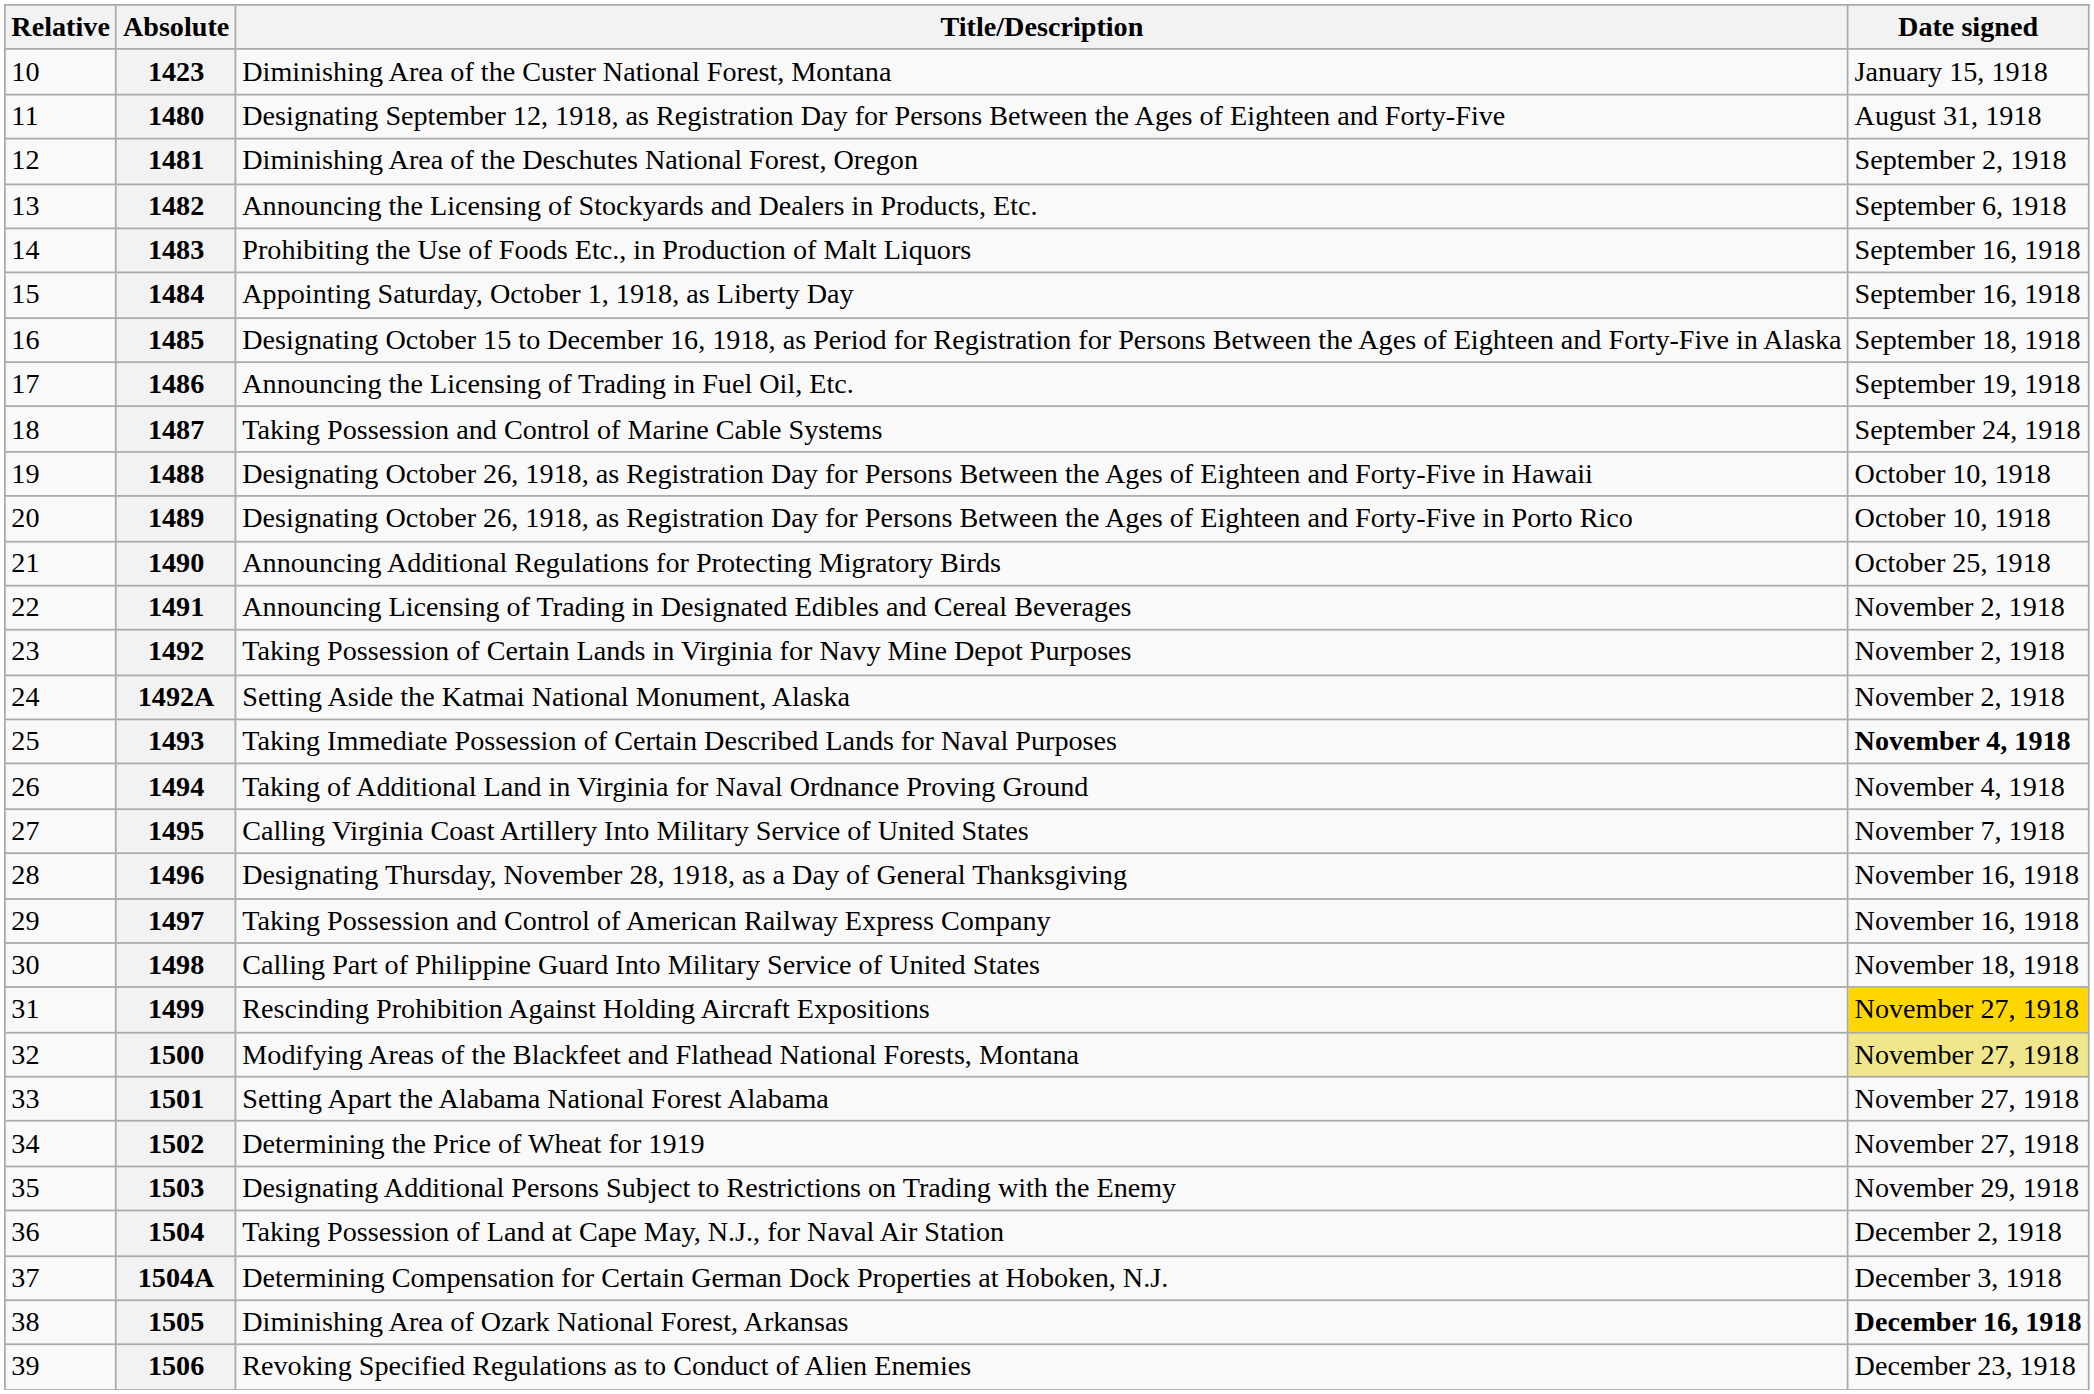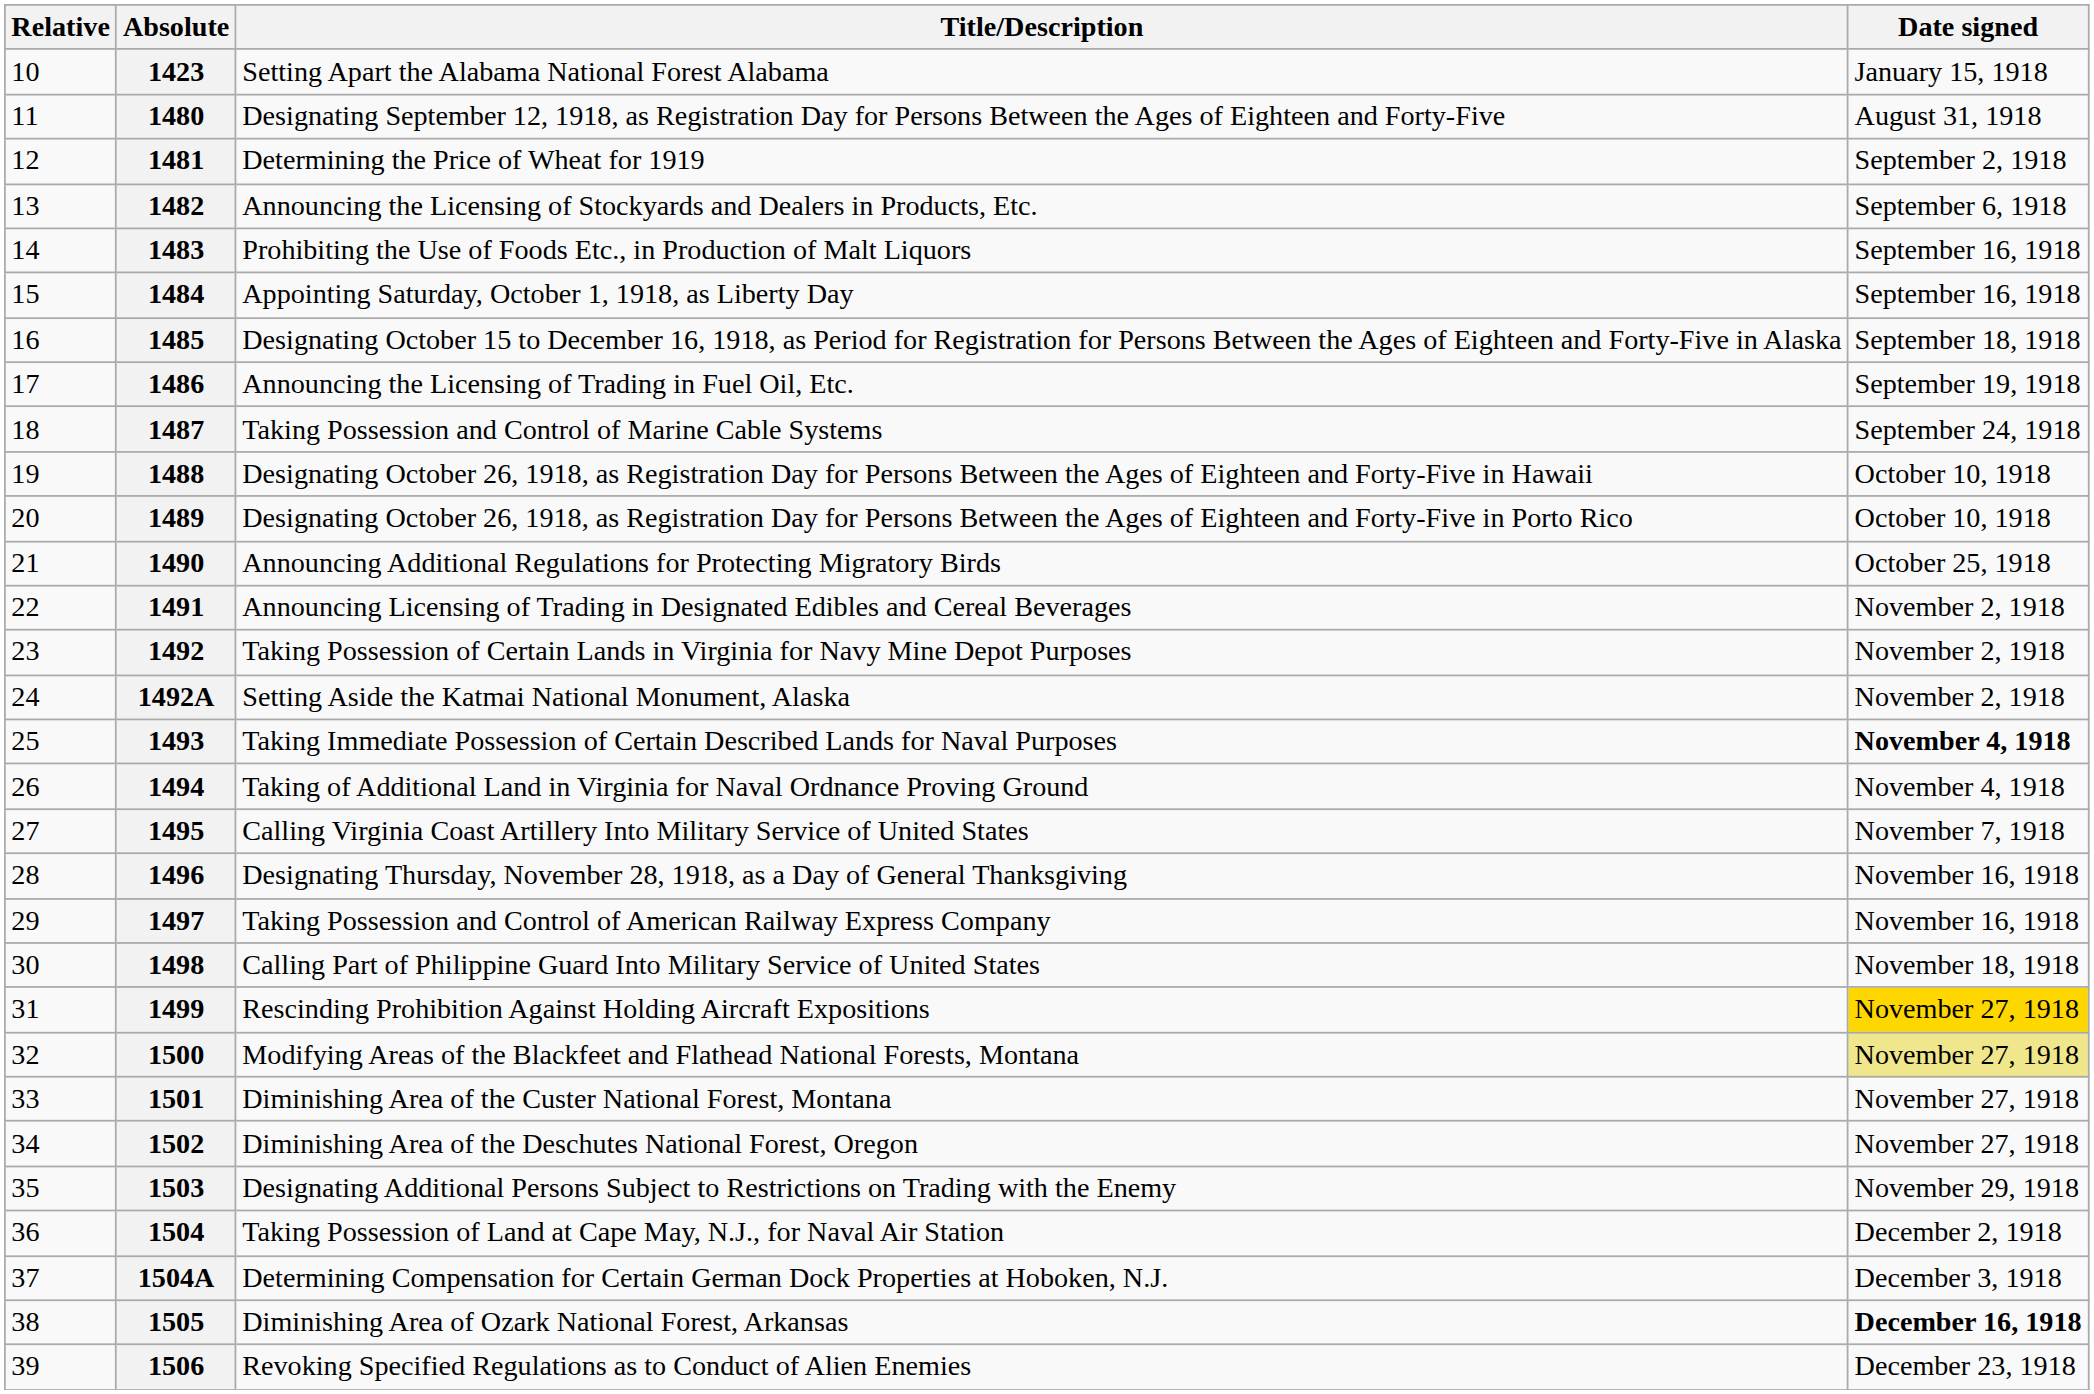(567, 71) Diminishing Area of the Custer National Forest, Montana -> (536, 71) Setting Apart the Alabama National Forest Alabama
(580, 160) Diminishing Area of the Deschutes National Forest, Oregon -> (473, 160) Determining the Price of Wheat for 1919
(536, 1098) Setting Apart the Alabama National Forest Alabama -> (567, 1098) Diminishing Area of the Custer National Forest, Montana
(473, 1143) Determining the Price of Wheat for 1919 -> (580, 1143) Diminishing Area of the Deschutes National Forest, Oregon
